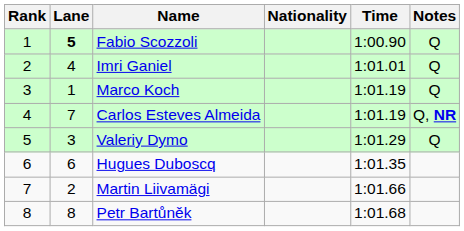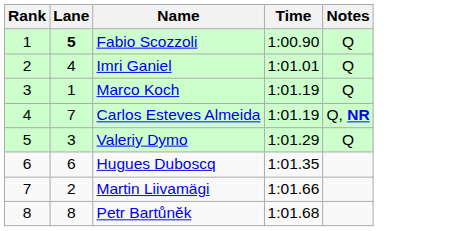- column: (307, 16)
